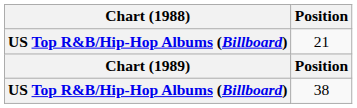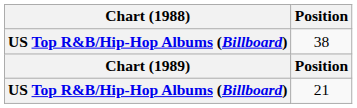rows swapped: (321, 90) <-> (321, 41)
